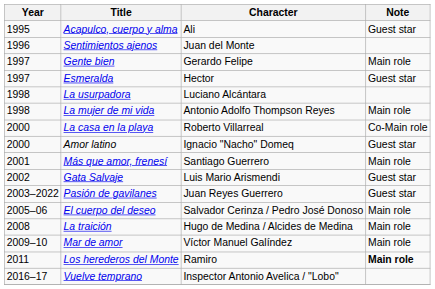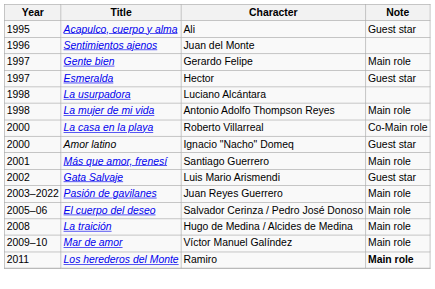(392, 194) Guest star -> (389, 194) Main role
- row: (103, 276)
